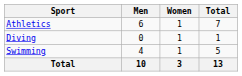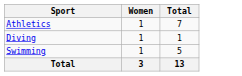- column: (141, 11)
